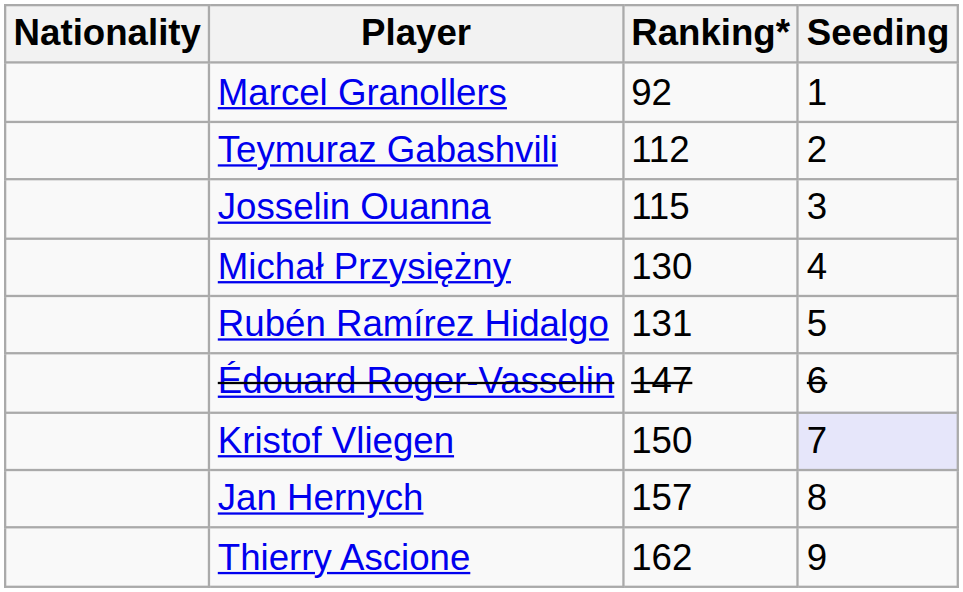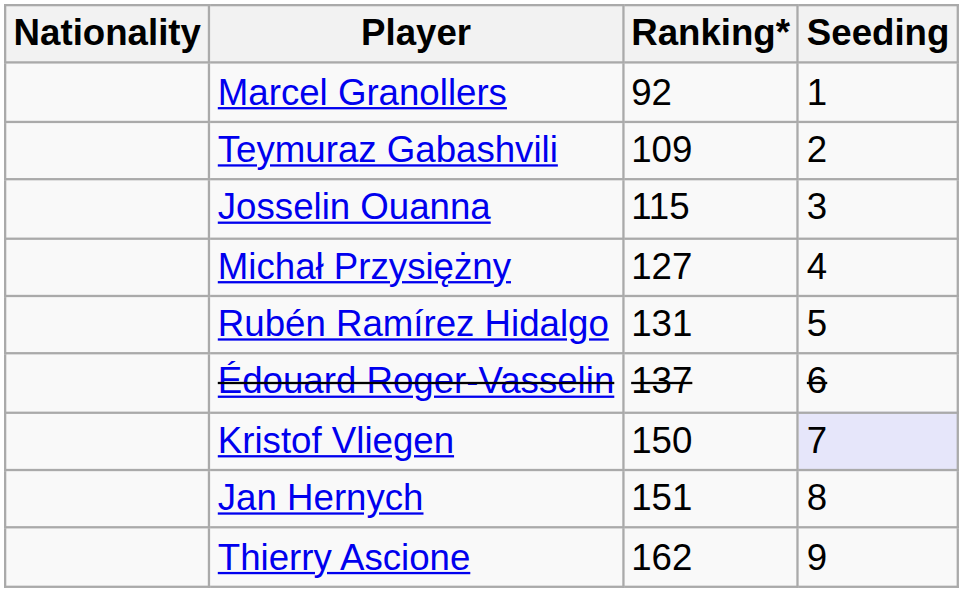(660, 149) 112 -> (662, 149) 109
(662, 265) 130 -> (662, 265) 127
(662, 382) 147 -> (662, 382) 137
(662, 498) 157 -> (662, 498) 151
